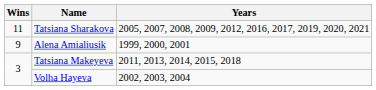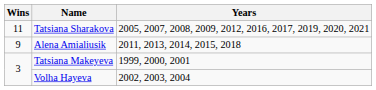(154, 45) 1999, 2000, 2001 -> (180, 45) 2011, 2013, 2014, 2015, 2018
(180, 61) 2011, 2013, 2014, 2015, 2018 -> (154, 61) 1999, 2000, 2001
